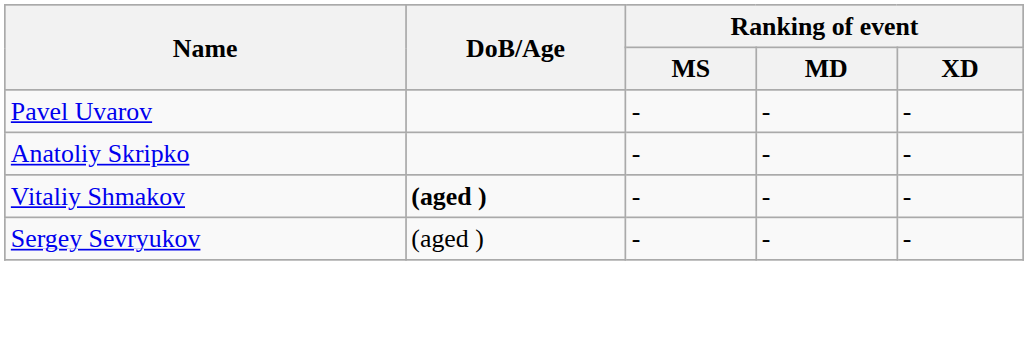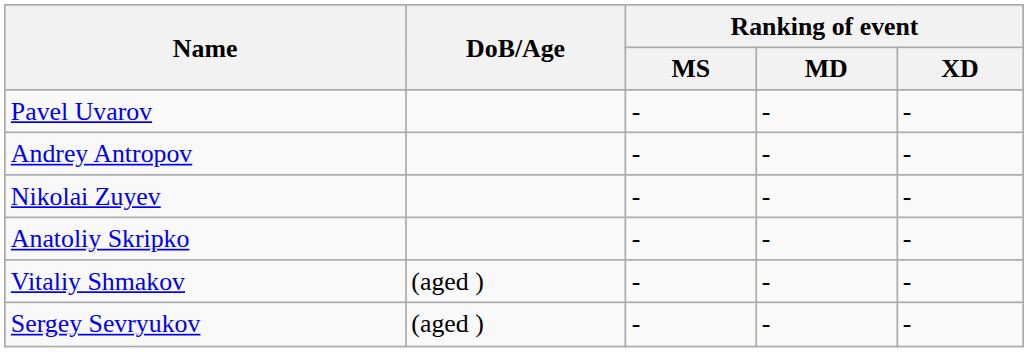+ row: (102, 153)
+ row: (86, 196)
(449, 196) bold -> (448, 281) normal
